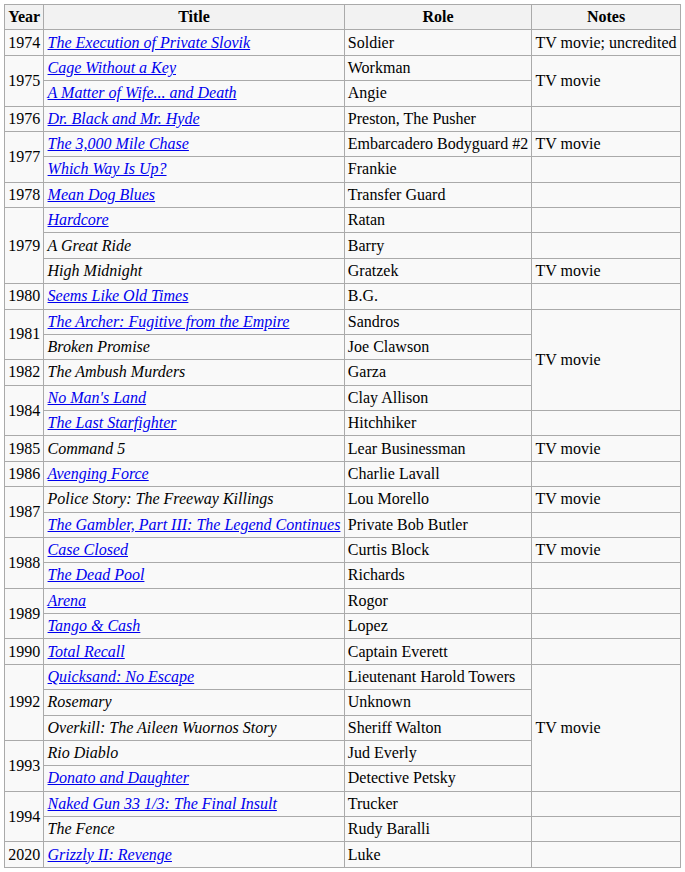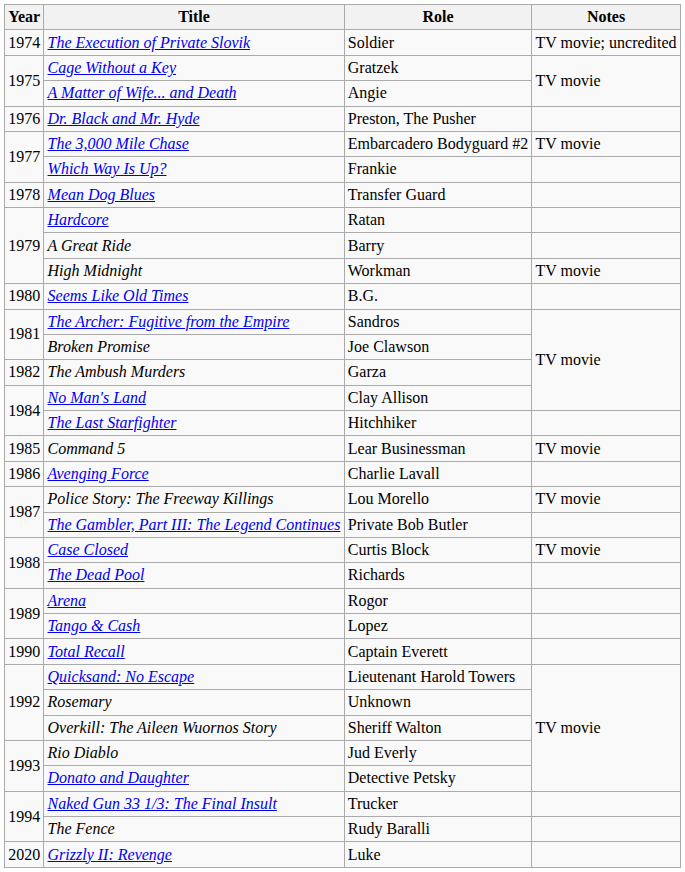(379, 67) Workman -> (373, 67) Gratzek
(373, 270) Gratzek -> (379, 270) Workman
